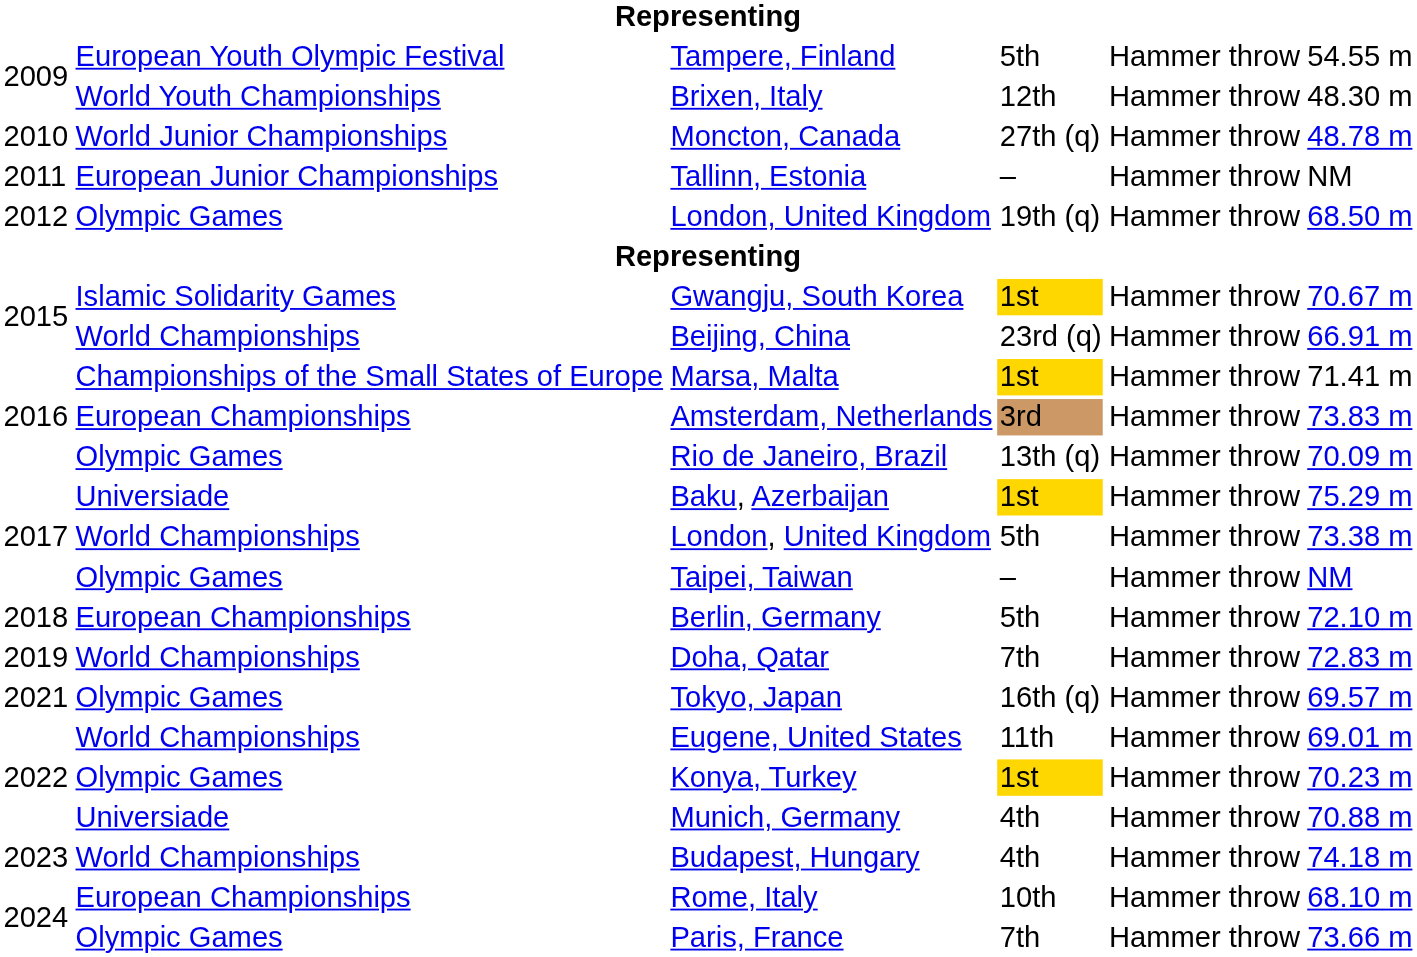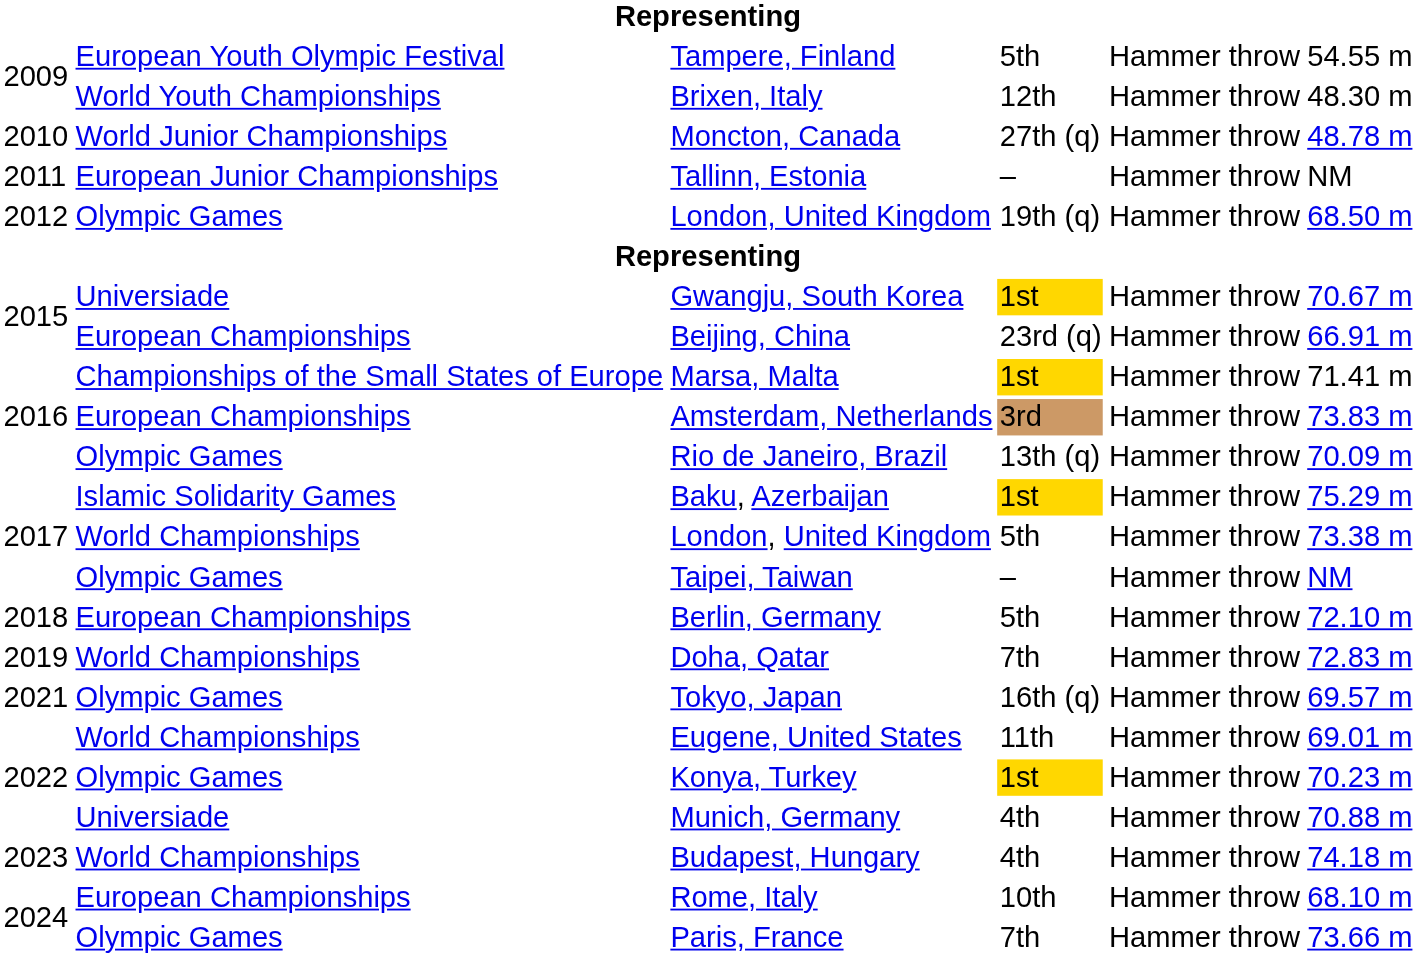(236, 296) Islamic Solidarity Games -> (152, 296) Universiade
(218, 336) World Championships -> (243, 336) European Championships
(152, 496) Universiade -> (236, 496) Islamic Solidarity Games
